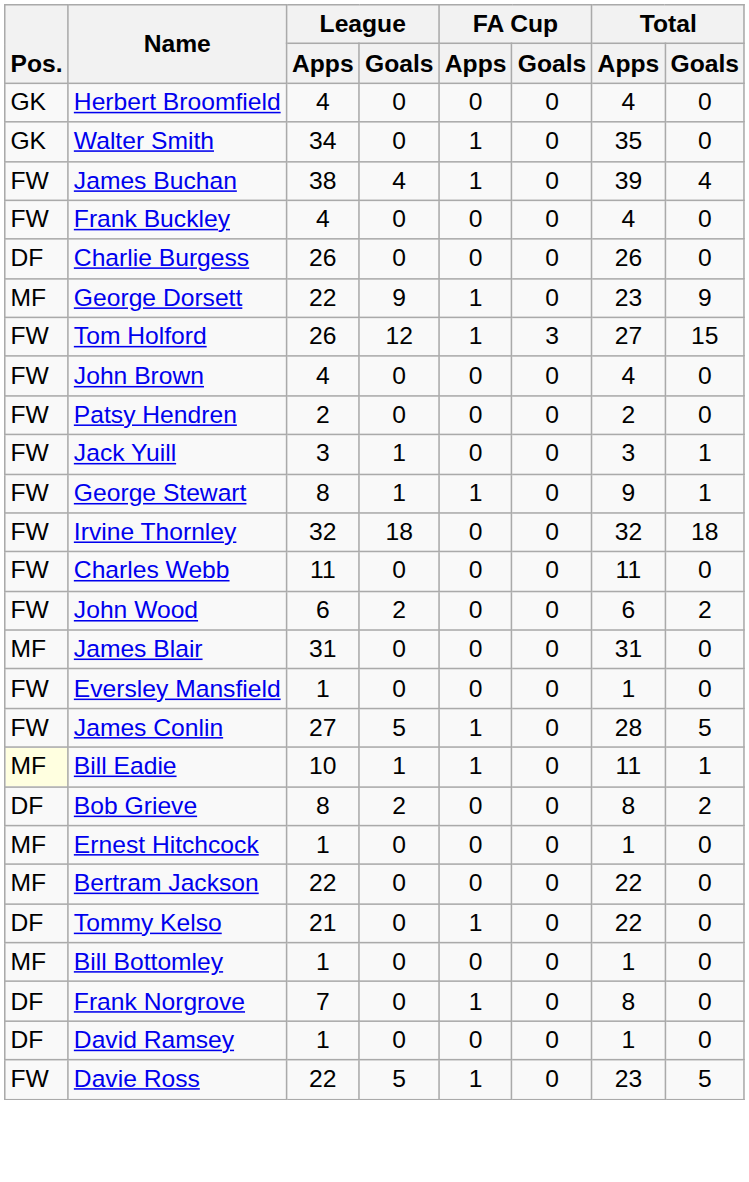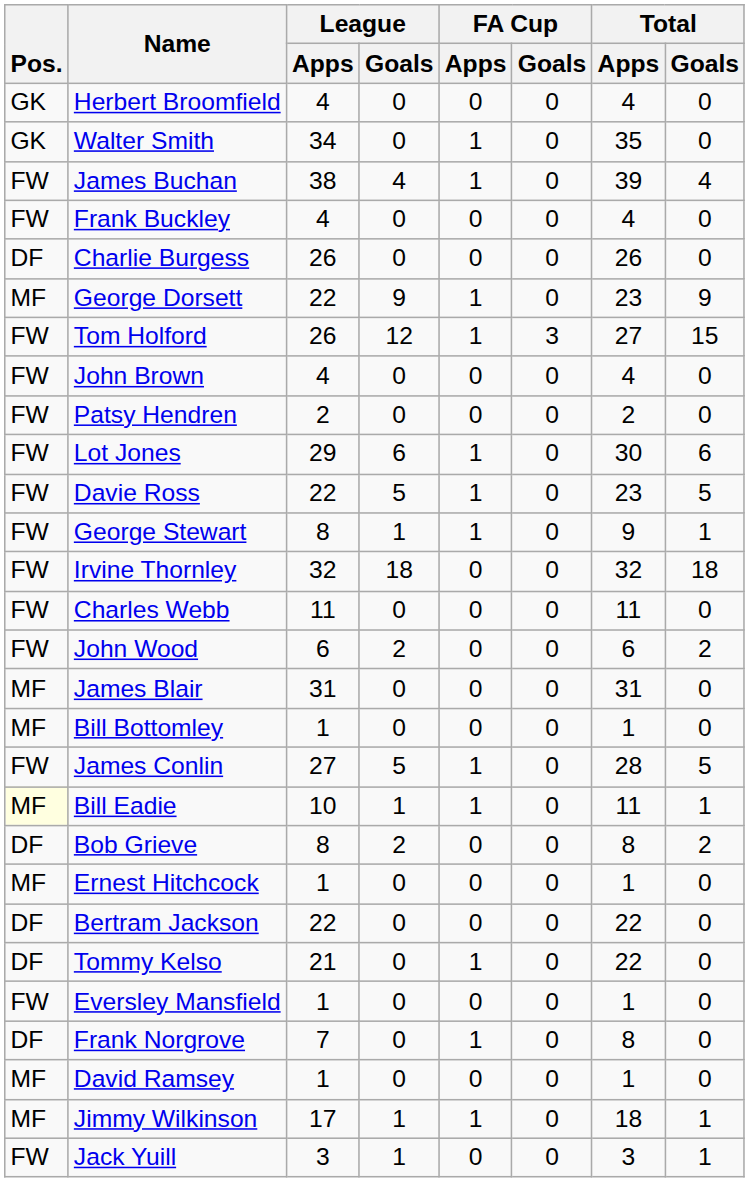+ row: (127, 453)
rows swapped: (137, 1079) <-> (125, 453)
rows swapped: (148, 961) <-> (177, 688)
(28, 883) MF -> (27, 922) DF
(27, 1040) DF -> (28, 1079) MF
+ row: (166, 1118)
